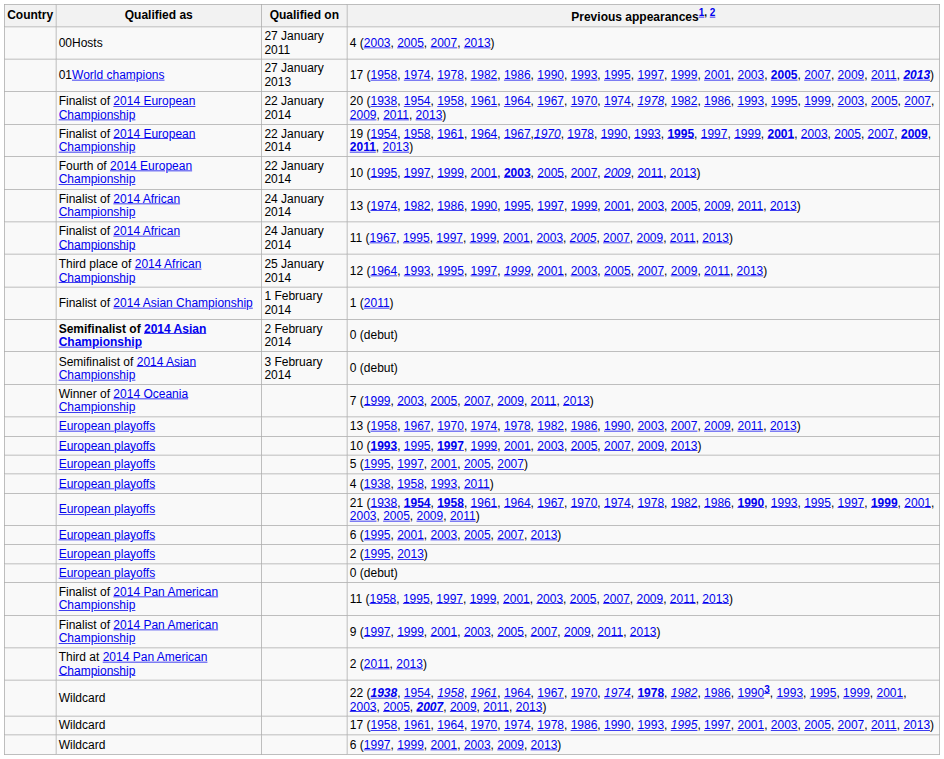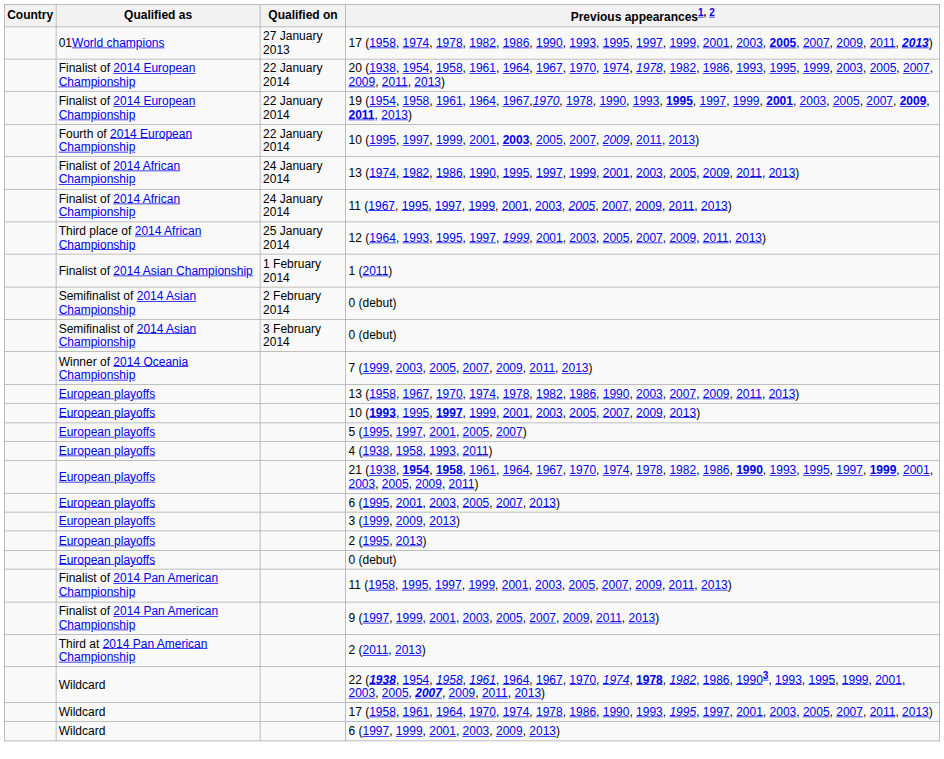- row: (294, 43)
(132, 335) bold -> (127, 303) normal
+ row: (303, 522)
